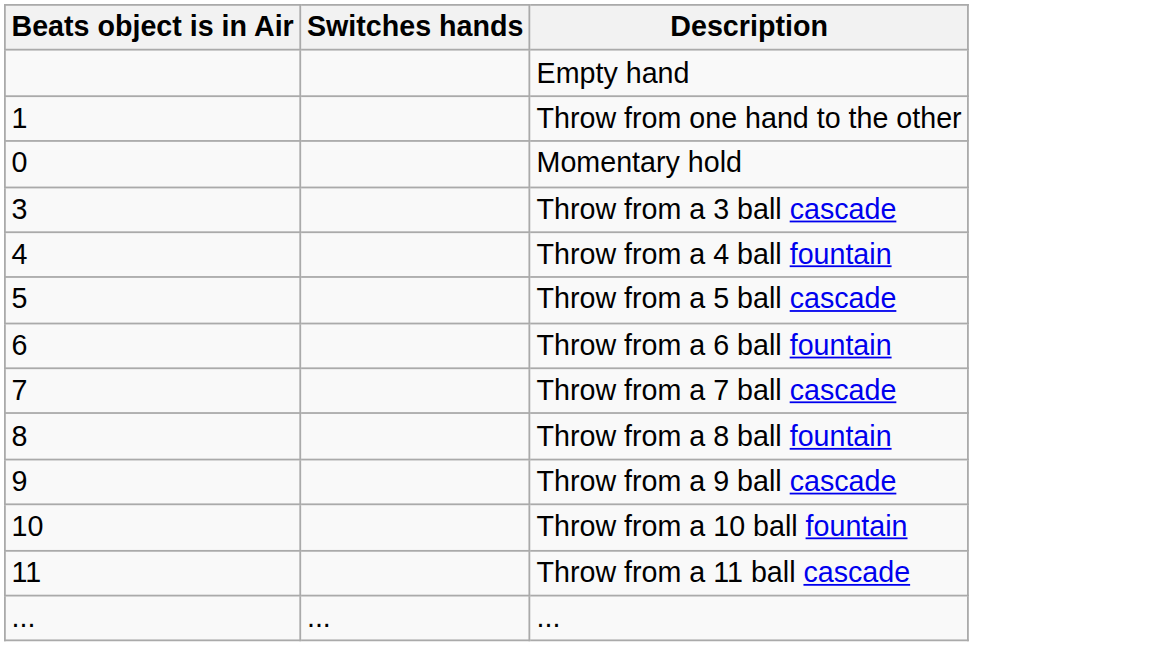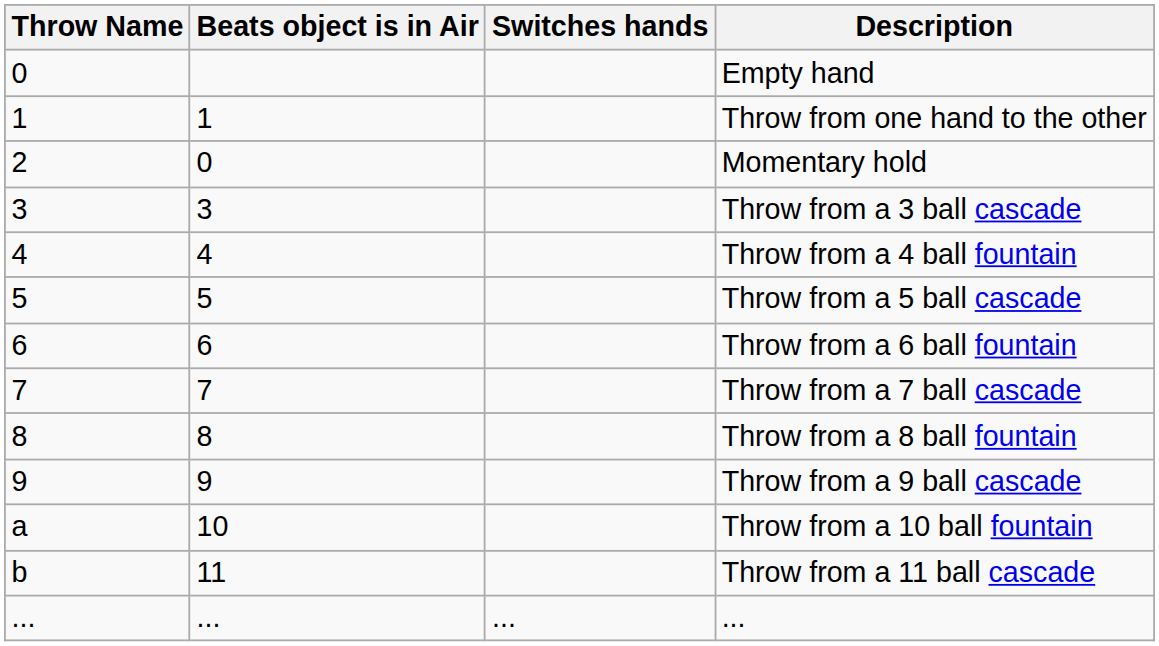+ column: (97, 27)
